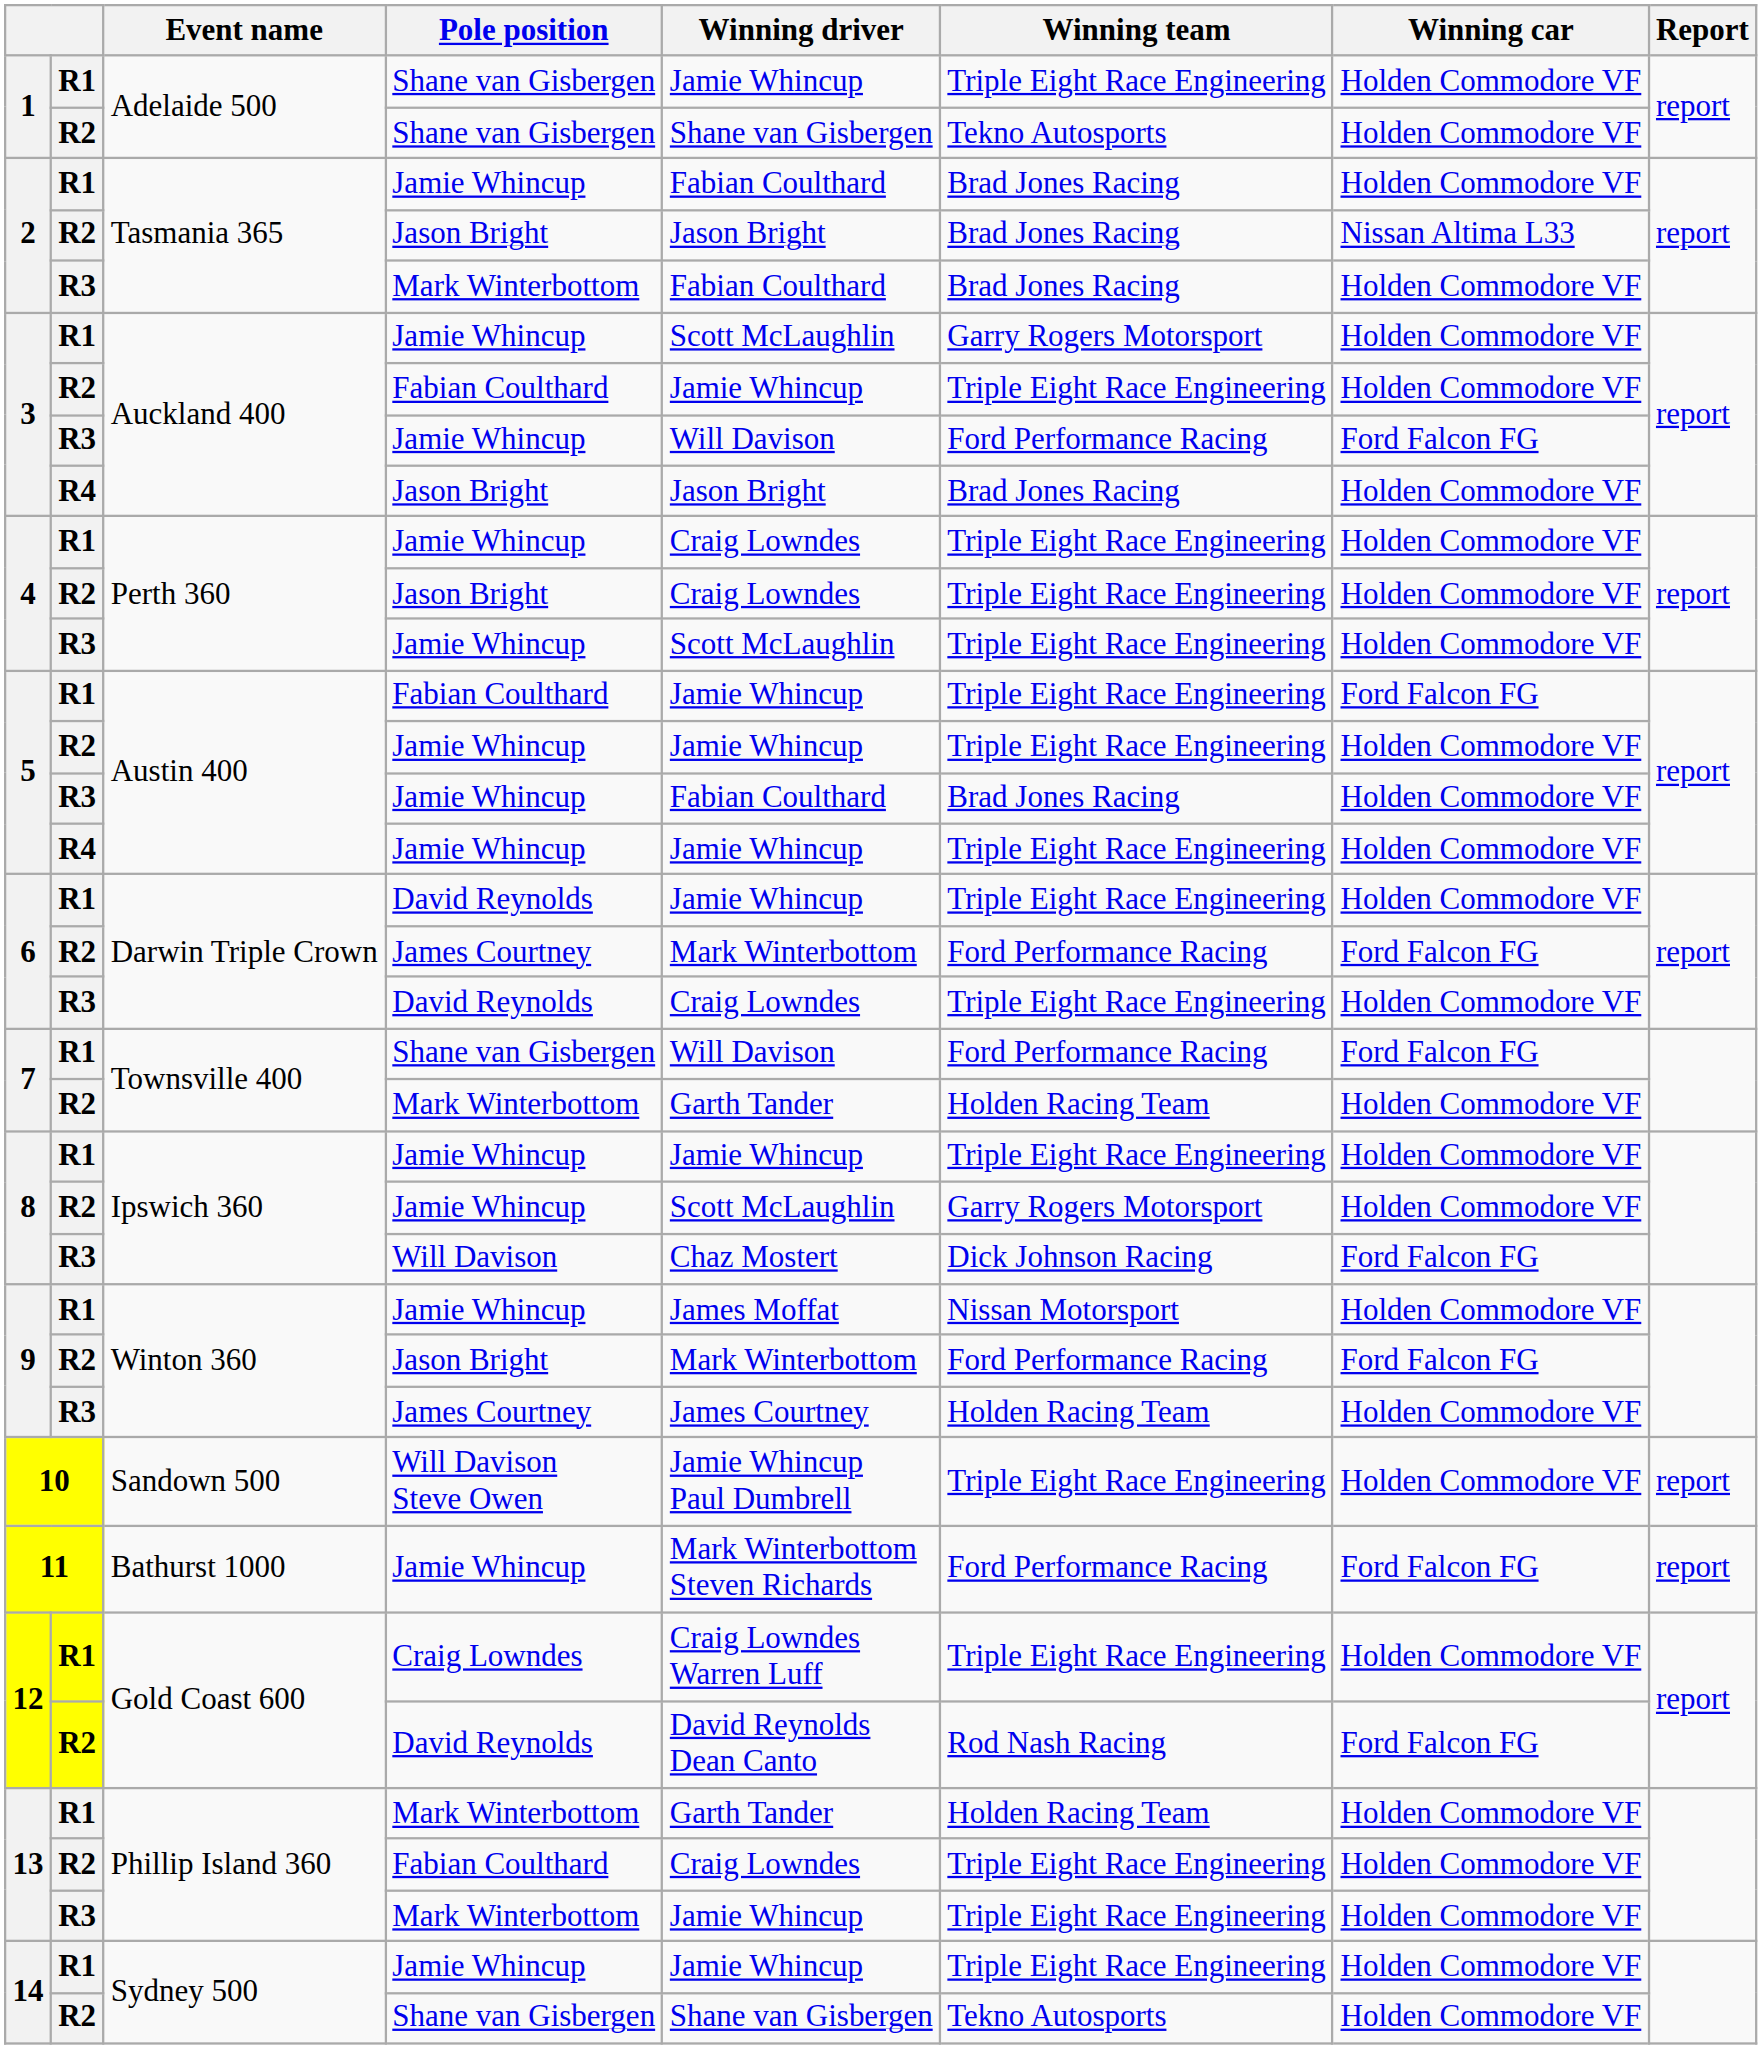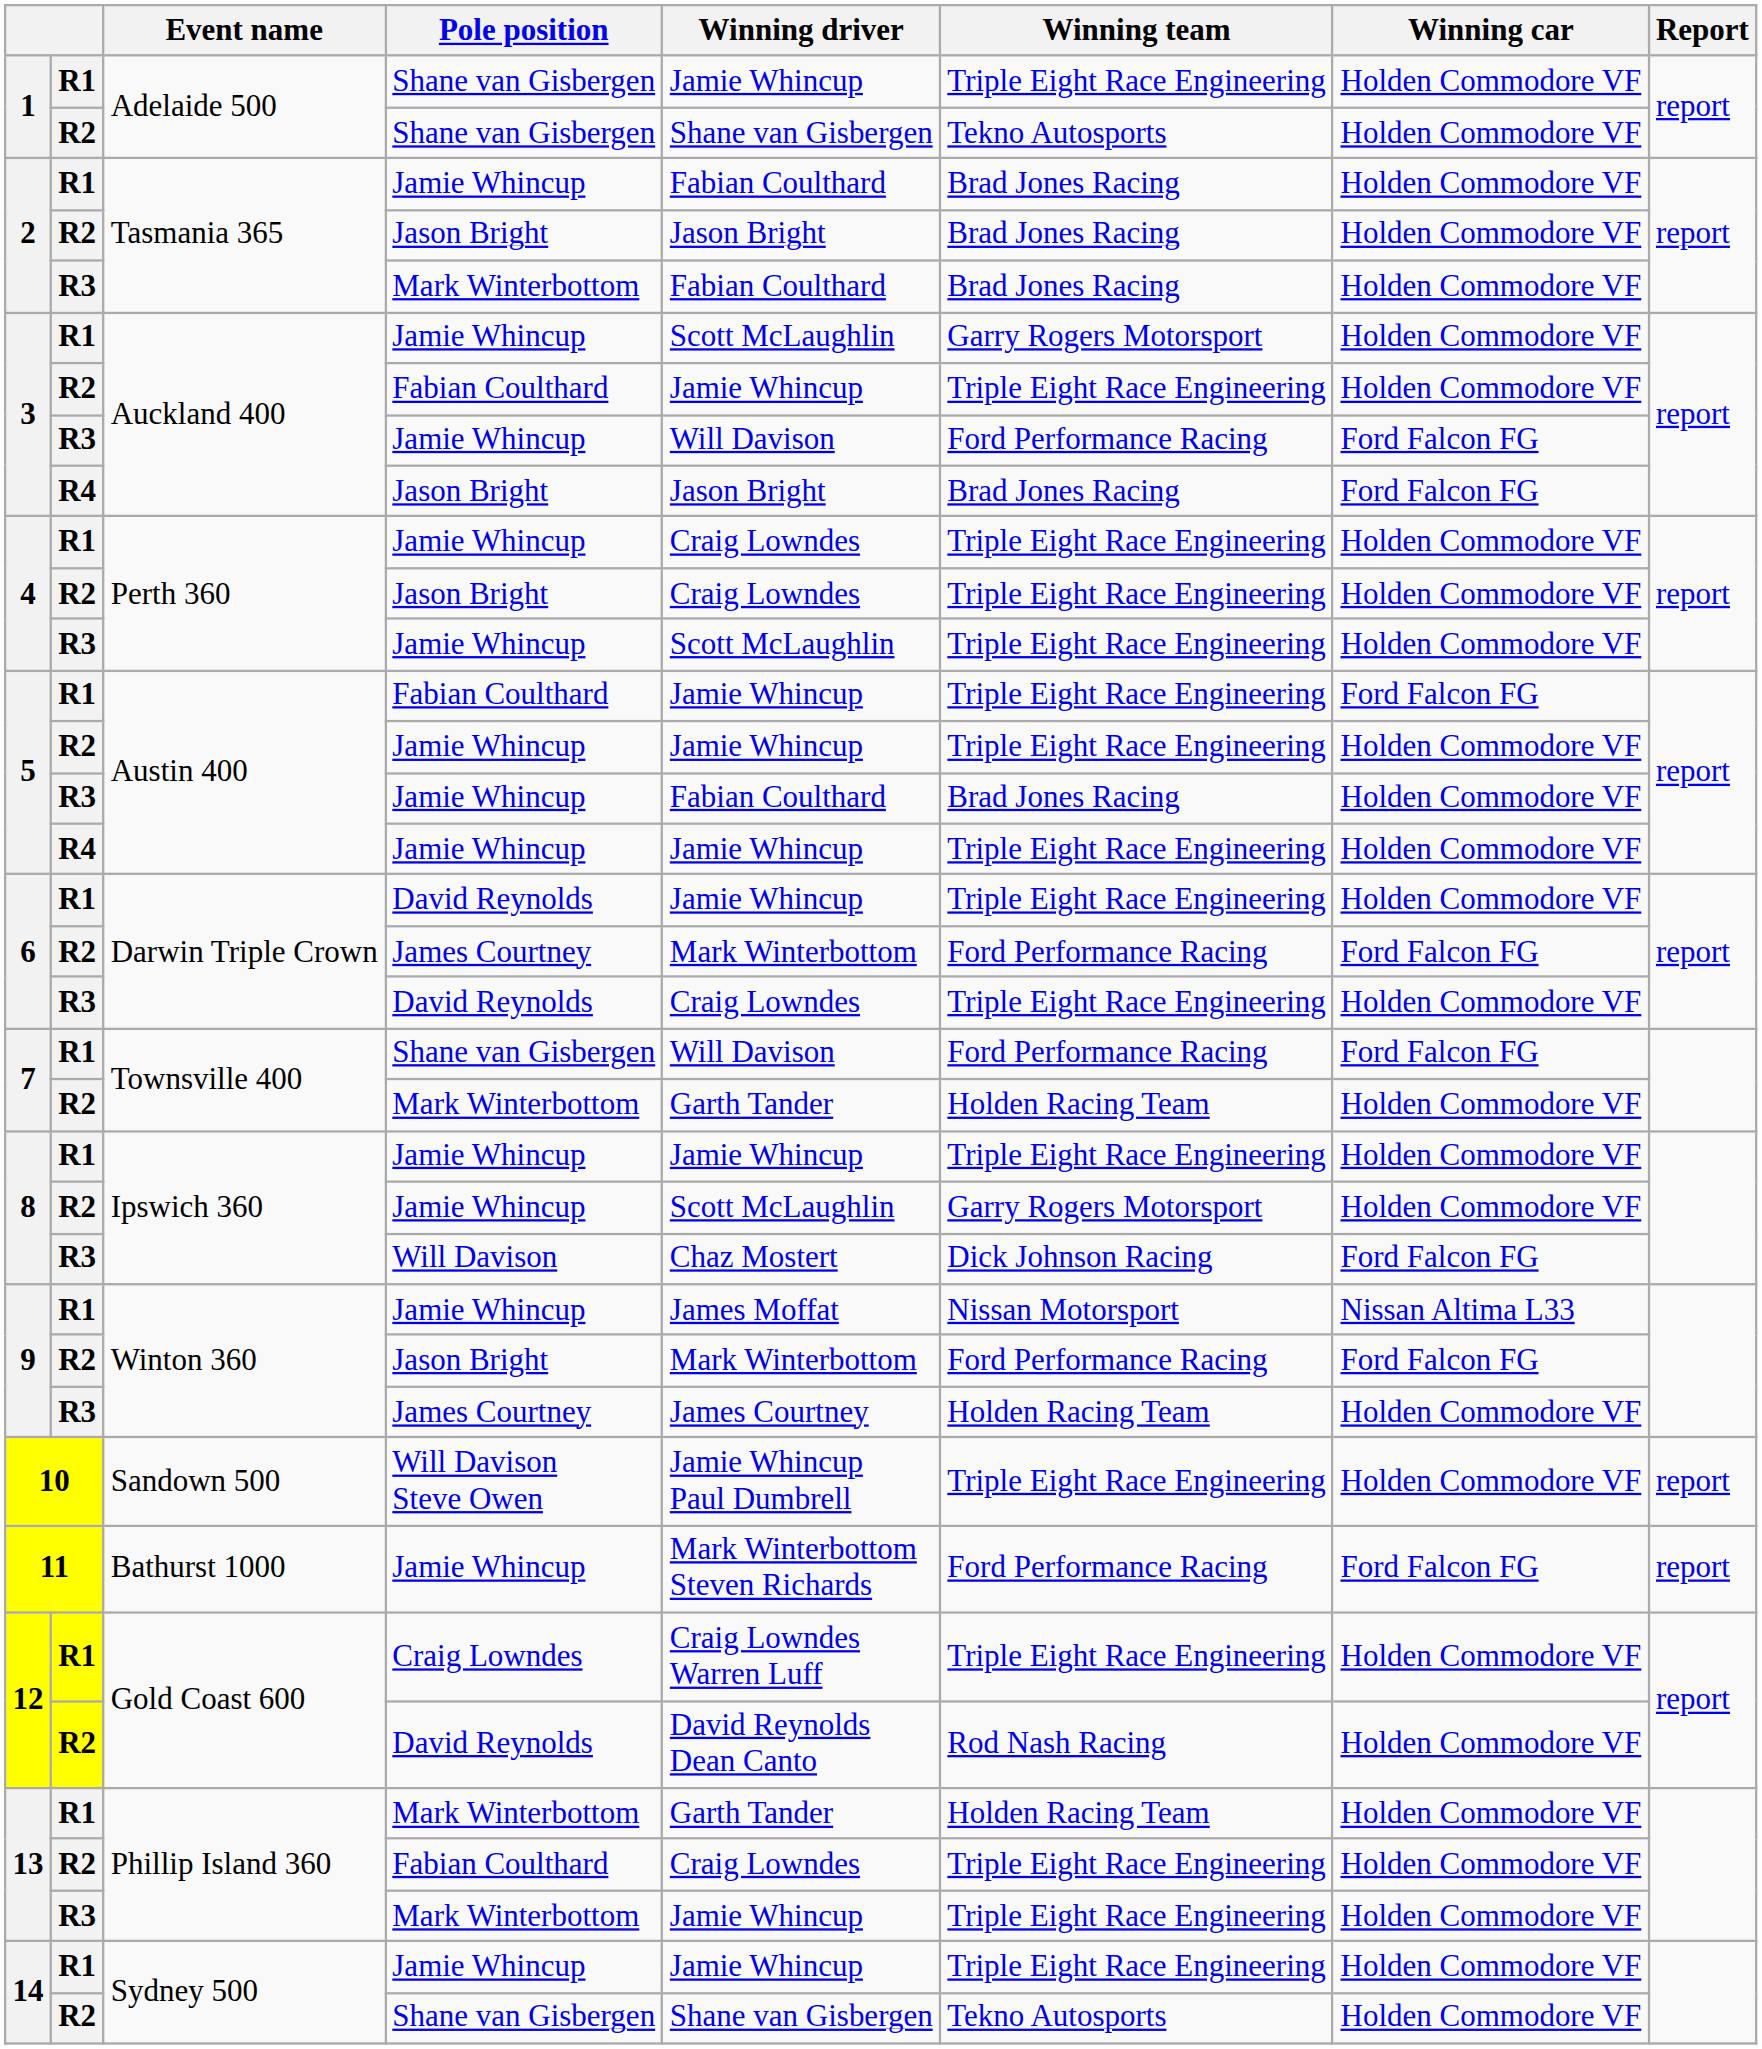(1458, 234) Nissan Altima L33 -> (1491, 234) Holden Commodore VF
(1491, 490) Holden Commodore VF -> (1440, 490) Ford Falcon FG
(1491, 1308) Holden Commodore VF -> (1458, 1308) Nissan Altima L33
(1440, 1743) Ford Falcon FG -> (1491, 1743) Holden Commodore VF
